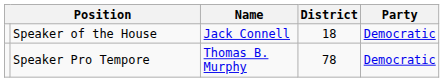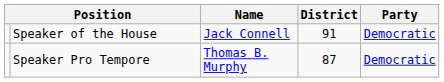(329, 34) 18 -> (329, 34) 91
(329, 60) 78 -> (329, 60) 87
